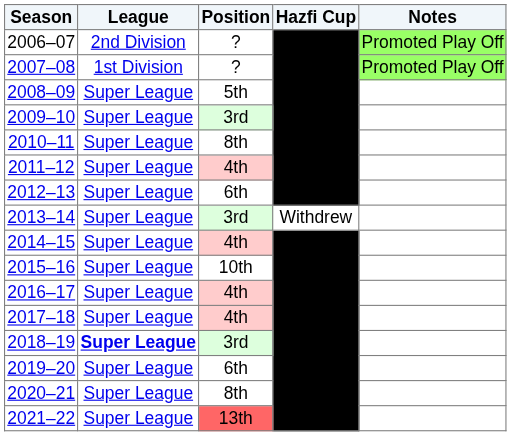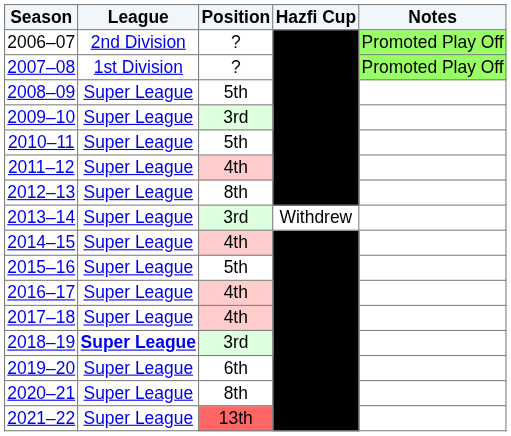(236, 142) 8th -> (236, 142) 5th
(236, 192) 6th -> (236, 192) 8th
(236, 267) 10th -> (236, 267) 5th
